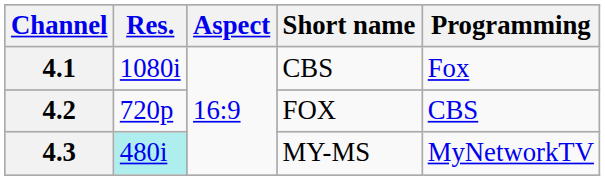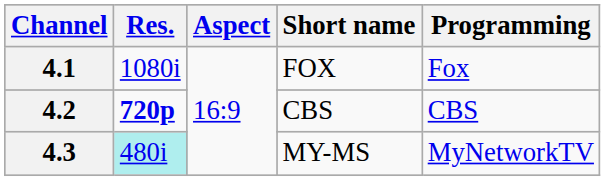(308, 68) CBS -> (309, 68) FOX
(147, 110) normal -> (147, 110) bold
(309, 110) FOX -> (308, 110) CBS
